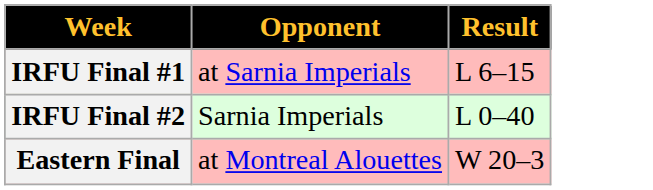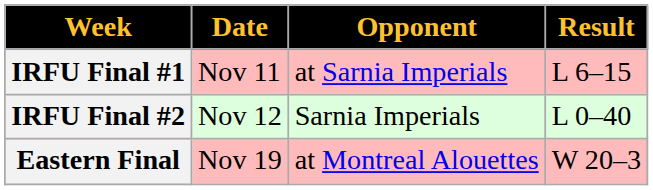+ column: (240, 26)
